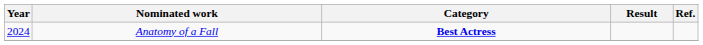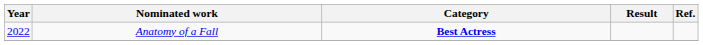(18, 31) 2024 -> (18, 31) 2022
